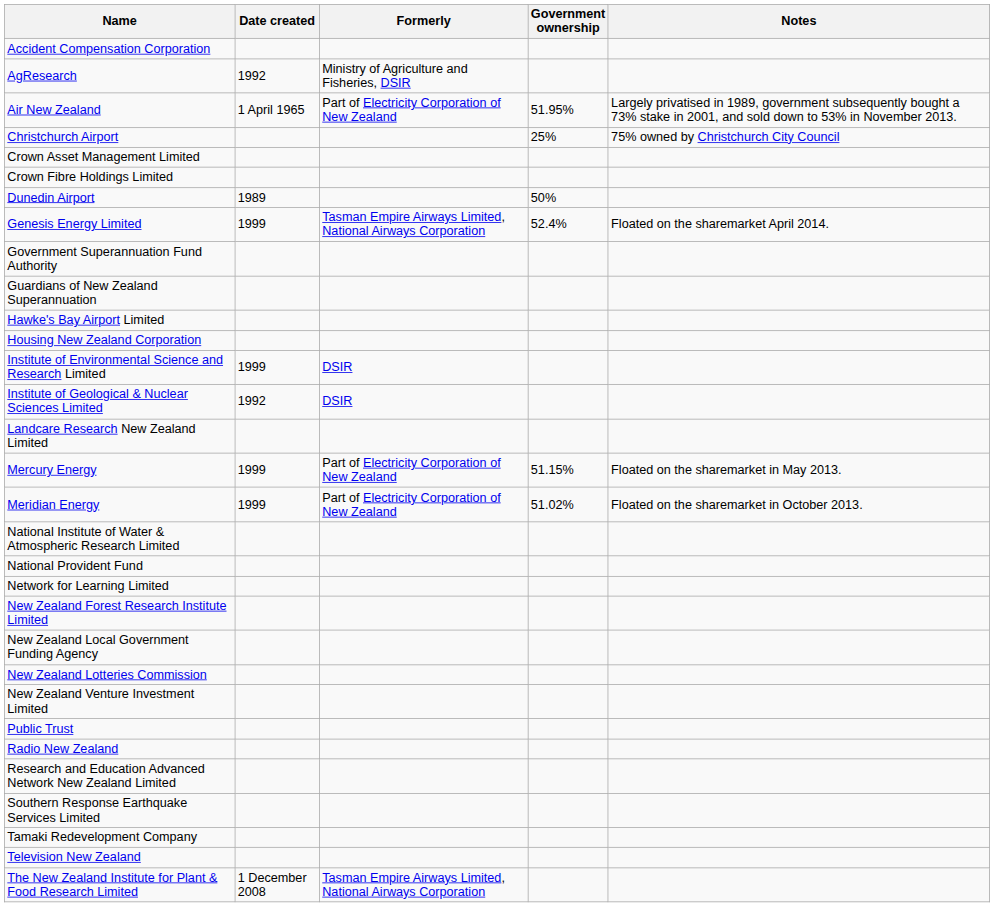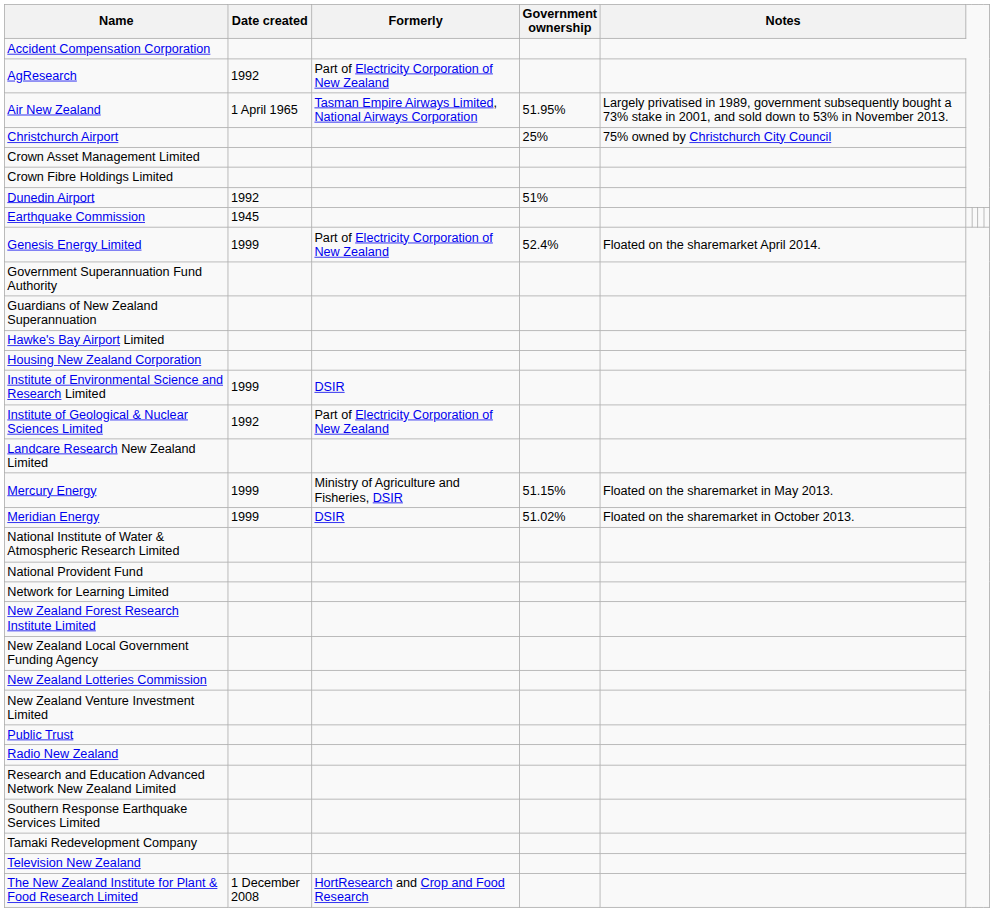(395, 75) Ministry of Agriculture and Fisheries, DSIR -> (404, 75) Part of Electricity Corporation of New Zealand
(411, 110) Part of Electricity Corporation of New Zealand -> (406, 110) Tasman Empire Airways Limited, National Airways Corporation
(252, 197) 1989 -> (245, 197) 1992
(543, 197) 50% -> (535, 197) 51%
+ row: (76, 217)
(414, 224) Tasman Empire Airways Limited, National Airways Corporation -> (404, 244) Part of Electricity Corporation of New Zealand
(337, 401) DSIR -> (404, 421) Part of Electricity Corporation of New Zealand
(411, 470) Part of Electricity Corporation of New Zealand -> (387, 490) Ministry of Agriculture and Fisheries, DSIR
(411, 504) Part of Electricity Corporation of New Zealand -> (330, 517) DSIR
(414, 884) Tasman Empire Airways Limited, National Airways Corporation -> (410, 890) HortResearch and Crop and Food Research
